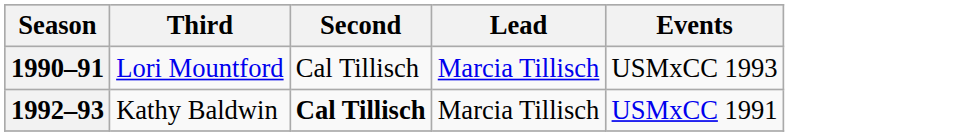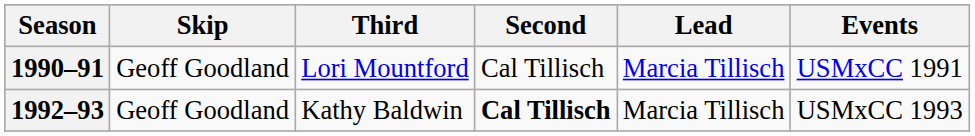+ column: (203, 25)
(695, 67) USMxCC 1993 -> (880, 67) USMxCC 1991
(695, 109) USMxCC 1991 -> (880, 109) USMxCC 1993
